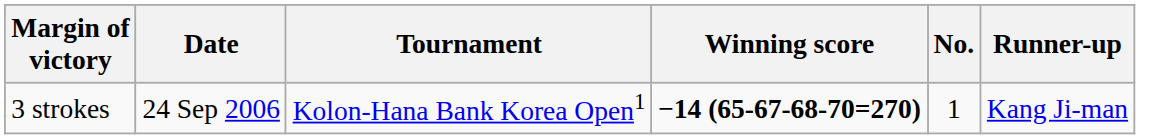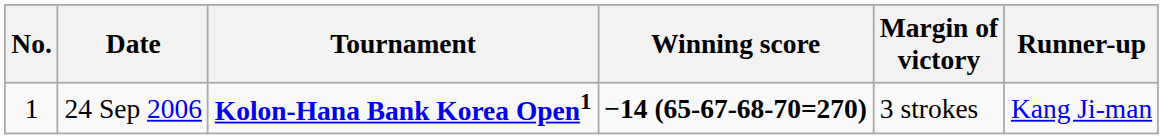columns swapped: (954, 43) <-> (70, 43)
(469, 108) normal -> (403, 108) bold
